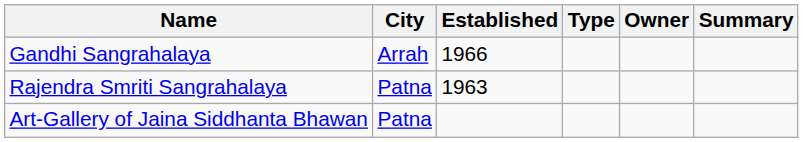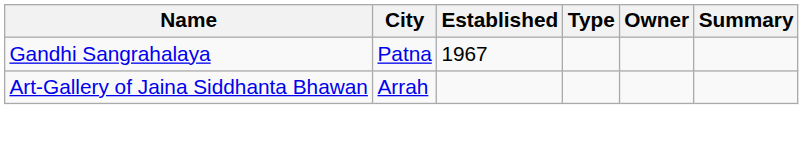(403, 53) Arrah -> (405, 53) Patna
(465, 53) 1966 -> (465, 53) 1967
- row: (148, 86)
(405, 119) Patna -> (403, 86) Arrah
